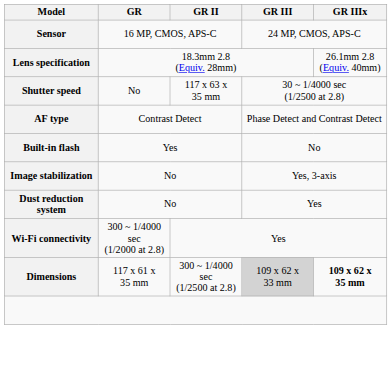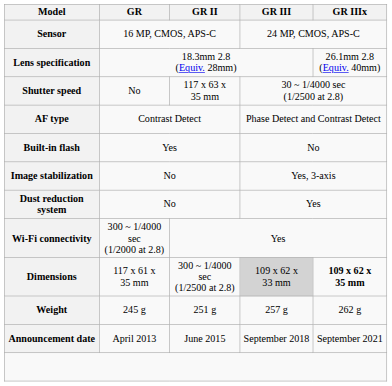+ row: (52, 310)
+ row: (52, 338)
